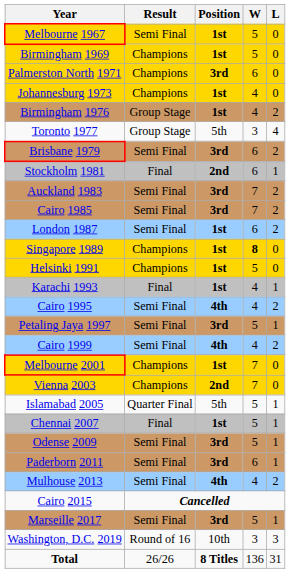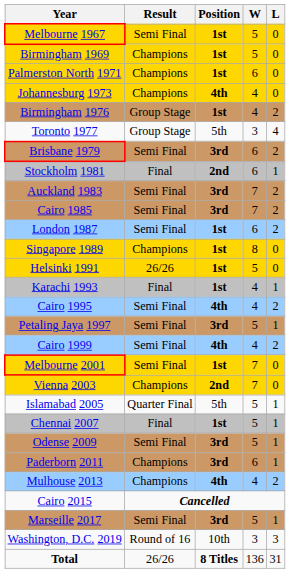(219, 73) 3rd -> (219, 73) 1st
(219, 92) 1st -> (219, 92) 4th
(255, 248) bold -> (255, 248) normal
(160, 267) Champions -> (160, 267) 26/26
(160, 365) Champions -> (160, 365) Semi Final
(160, 462) Semi Final -> (160, 462) Champions
(160, 481) Semi Final -> (160, 481) Champions
